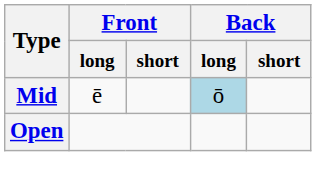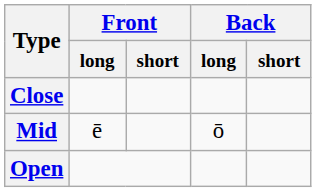+ row: (37, 95)
(218, 95) lightblue background -> (218, 131) no background
